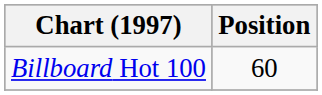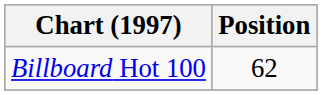(264, 68) 60 -> (264, 68) 62
